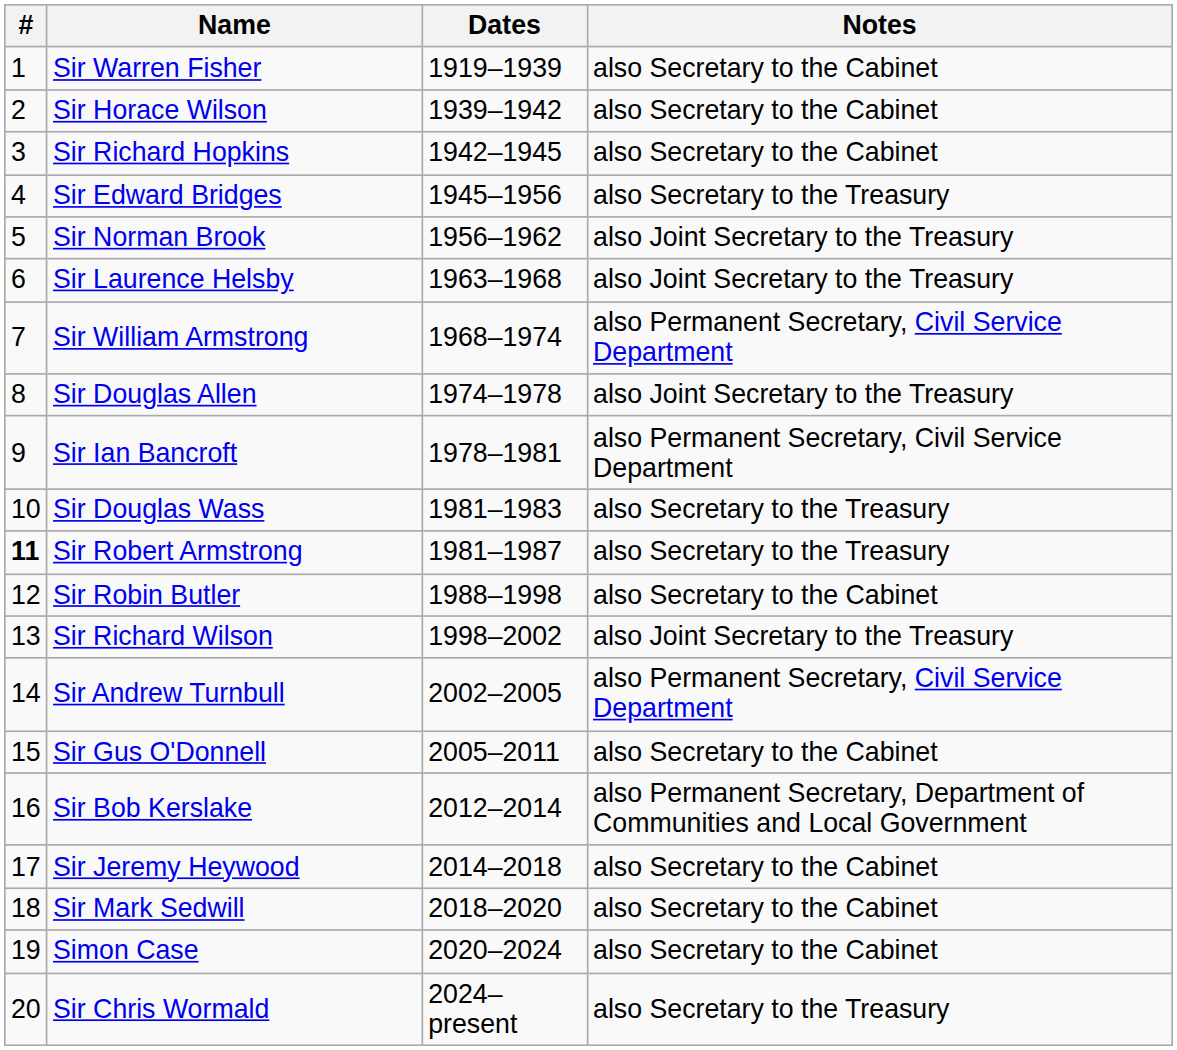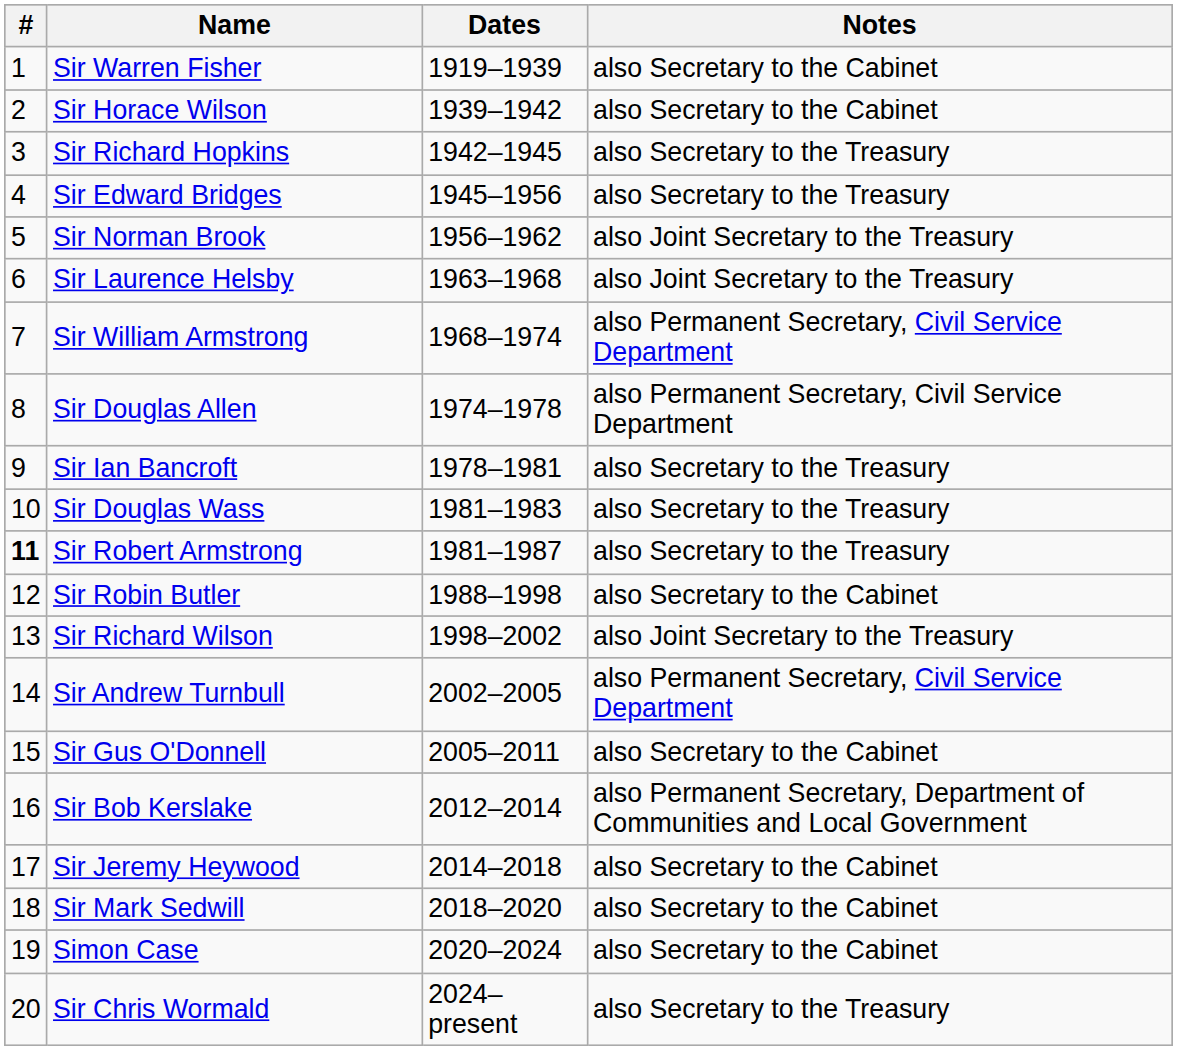(765, 152) also Secretary to the Cabinet -> (771, 152) also Secretary to the Treasury
(803, 394) also Joint Secretary to the Treasury -> (827, 409) also Permanent Secretary, Civil Service Department
(827, 452) also Permanent Secretary, Civil Service Department -> (771, 467) also Secretary to the Treasury
